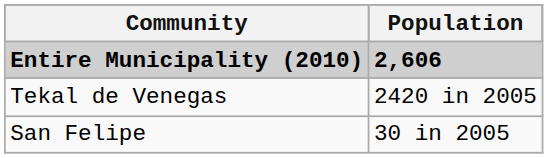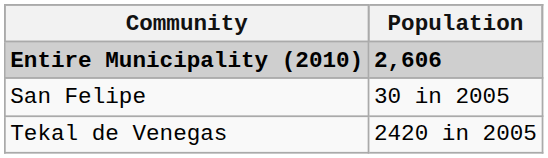rows swapped: (78, 134) <-> (119, 97)
